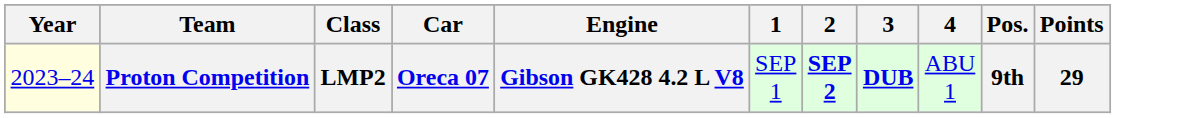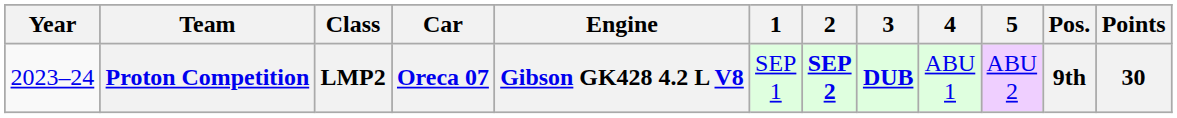+ column: (1012, 23)
(52, 77) lightyellow background -> (52, 77) no background
(1072, 77) 29 -> (1134, 77) 30
